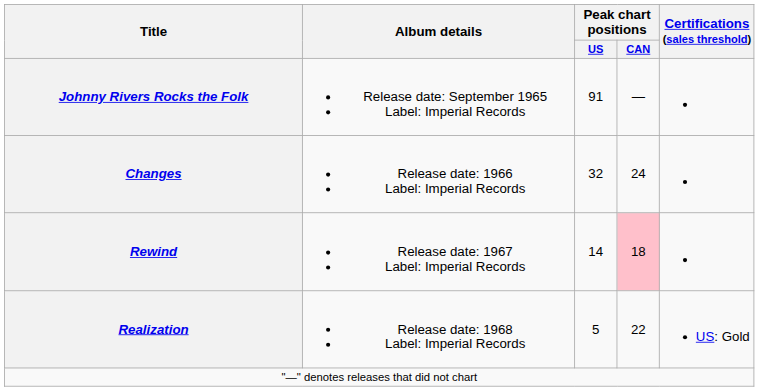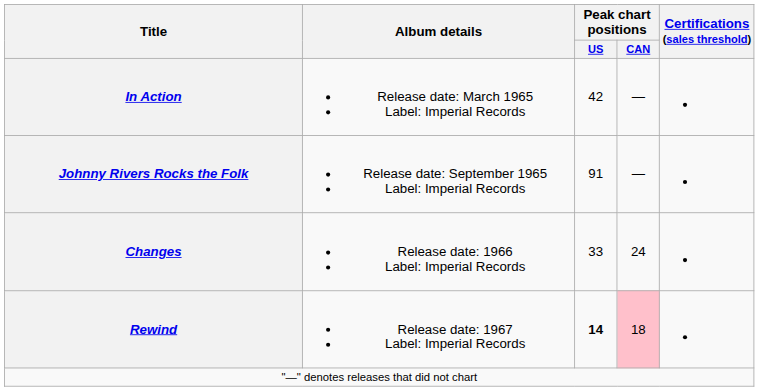+ row: (154, 96)
(596, 174) 32 -> (596, 251) 33
(596, 251) normal -> (596, 329) bold
- row: (154, 329)
